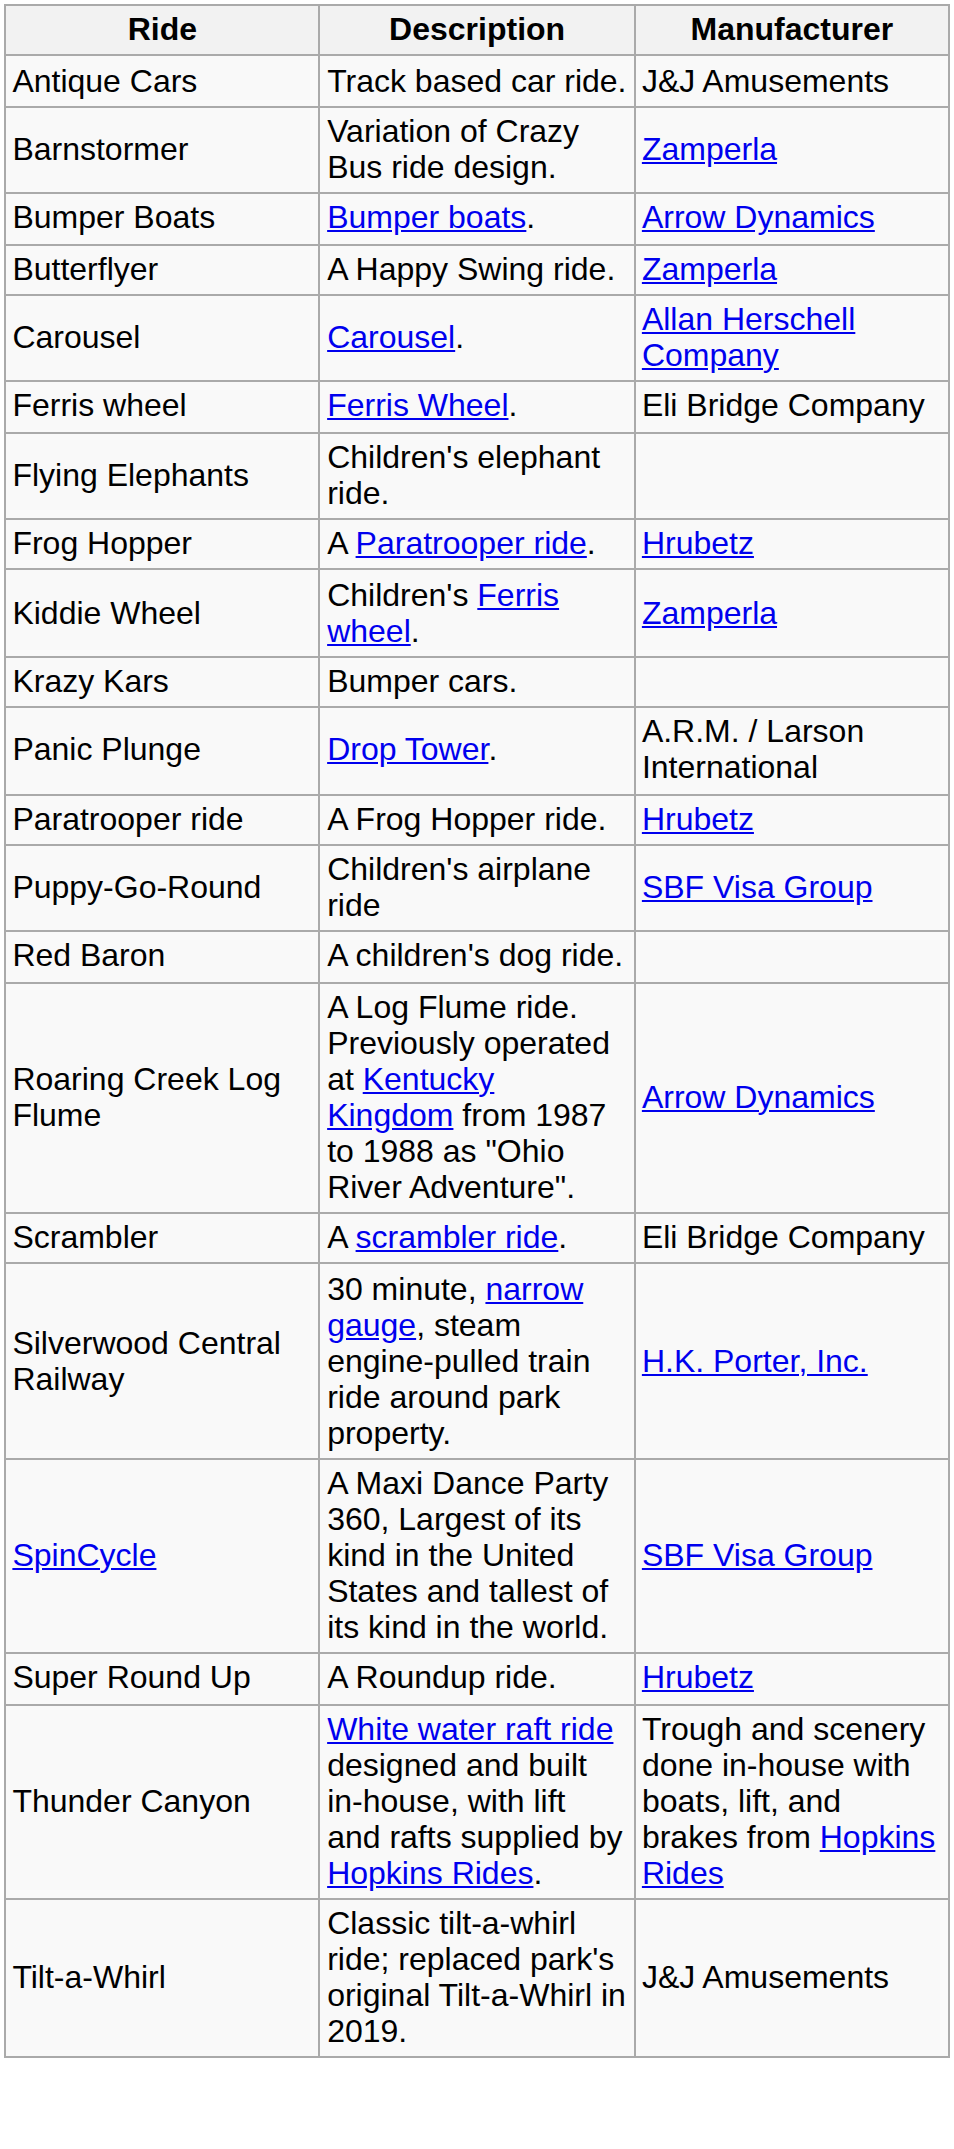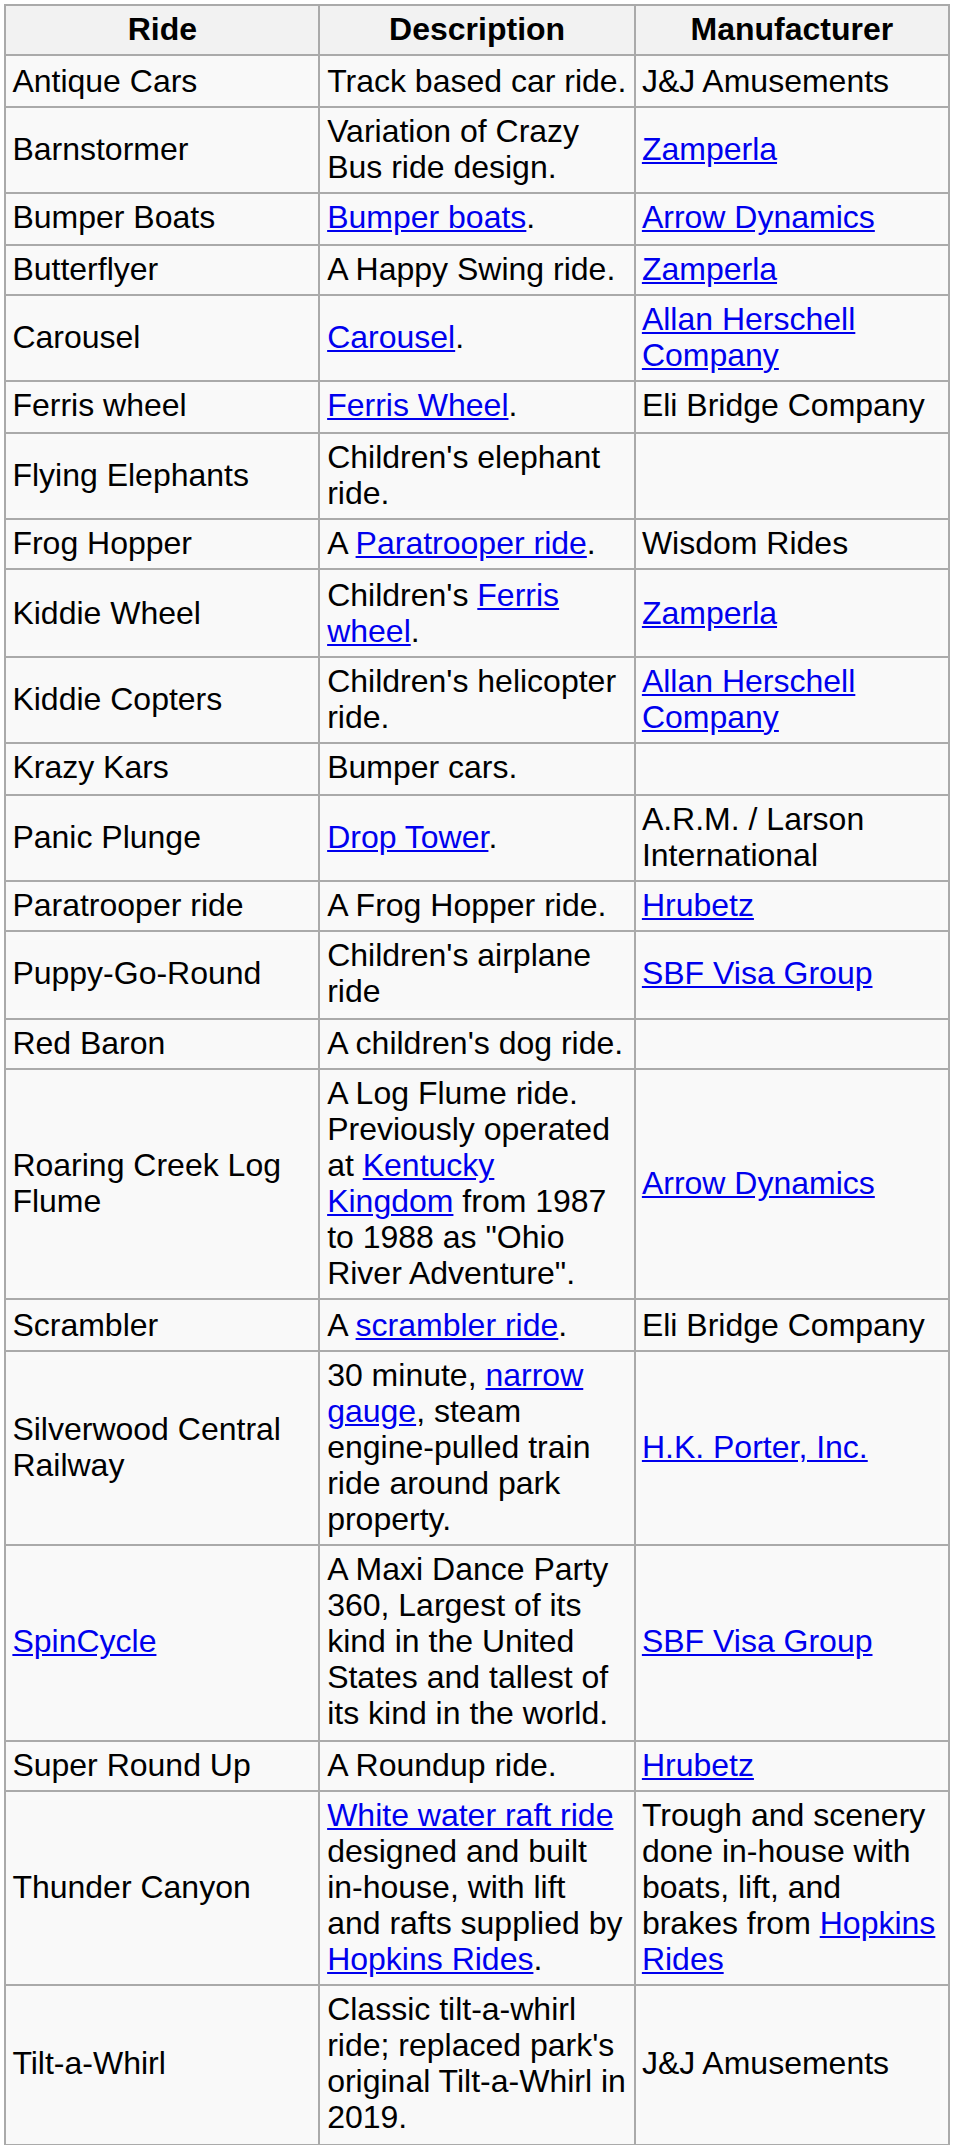(698, 543) Hrubetz -> (745, 543) Wisdom Rides
+ row: (117, 699)
